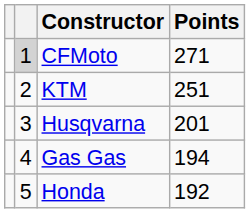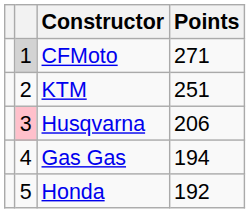(26, 124) no background -> (26, 124) pink background
(192, 124) 201 -> (192, 124) 206
